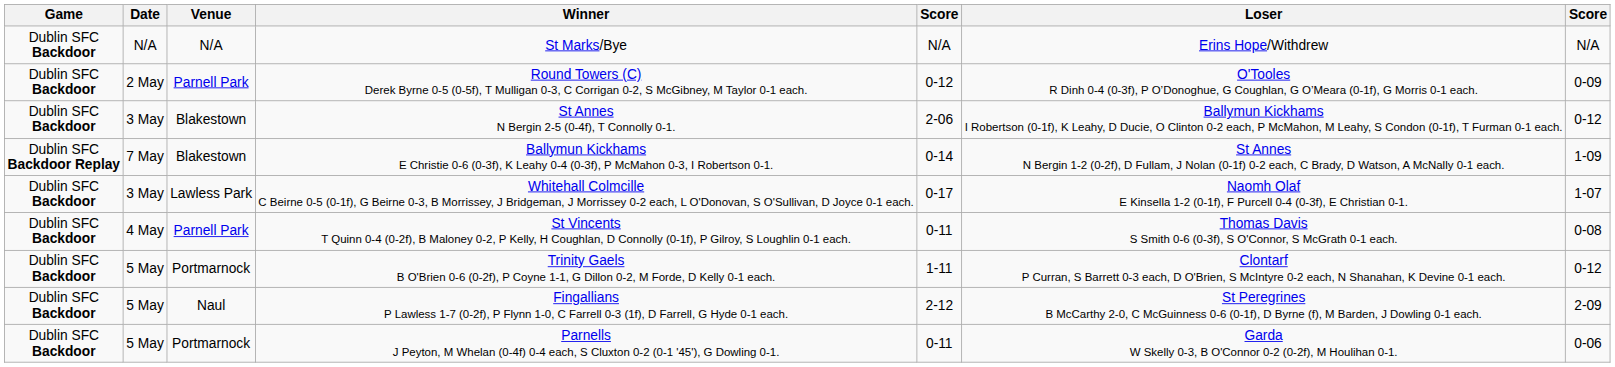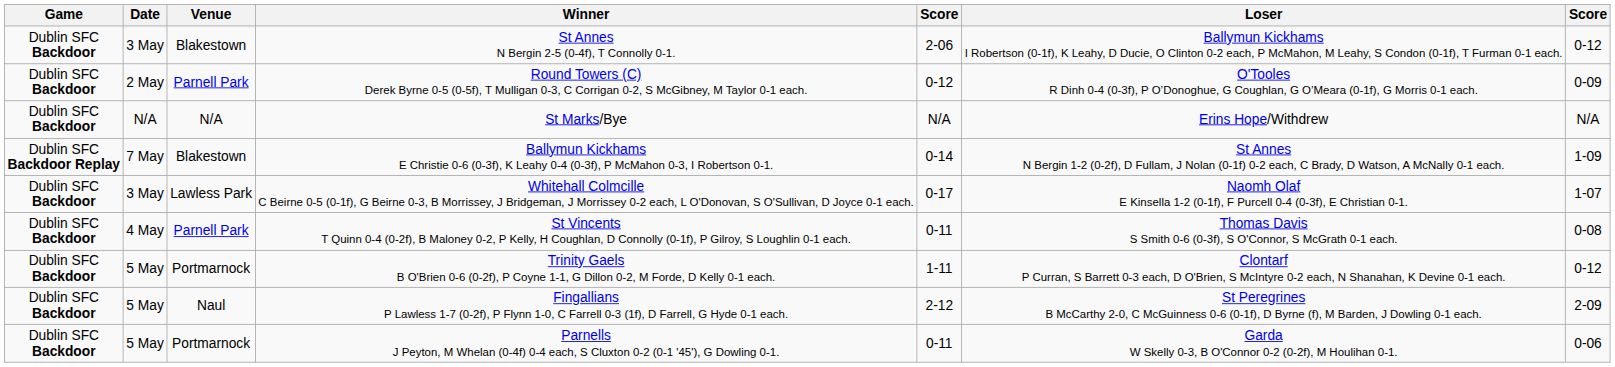rows swapped: (586, 44) <-> (586, 119)
